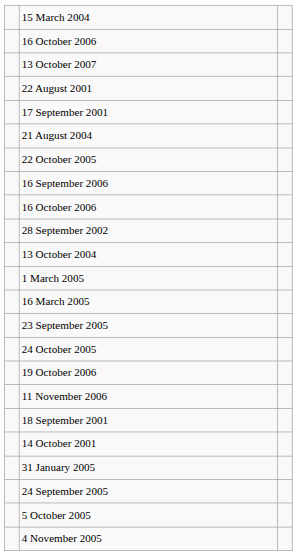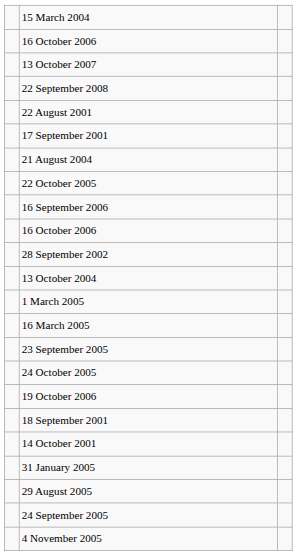+ row: (12, 88)
- row: (12, 397)
+ row: (12, 491)
- row: (12, 515)
